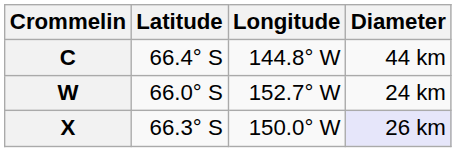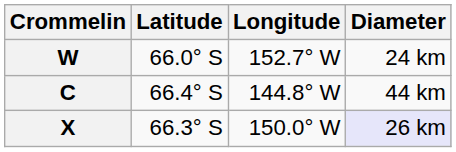rows swapped: (68, 57) <-> (68, 92)
